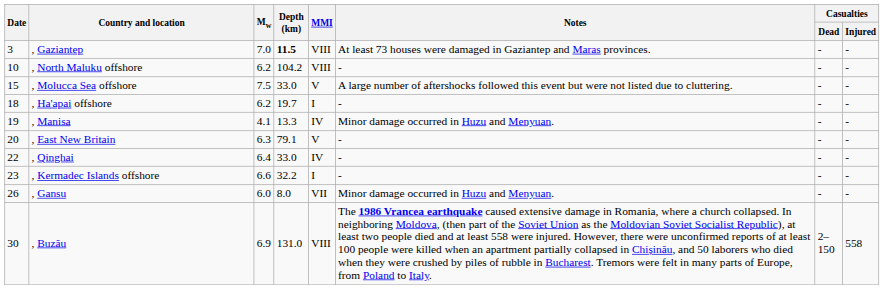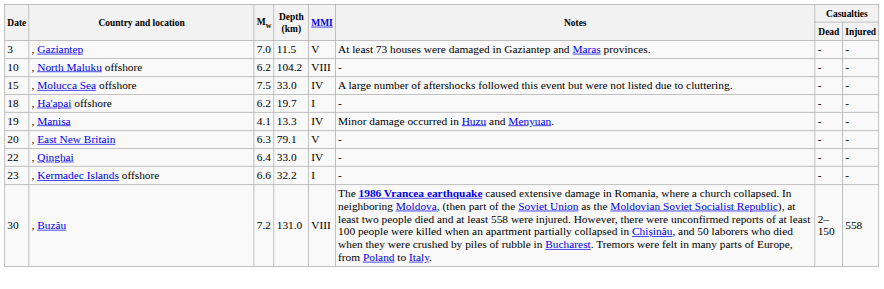(286, 49) bold -> (286, 49) normal
(321, 49) VIII -> (315, 49) V
(315, 85) V -> (317, 85) IV
- row: (49, 193)
(264, 243) 6.9 -> (264, 225) 7.2
